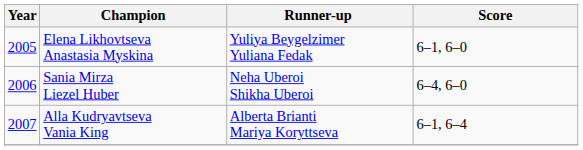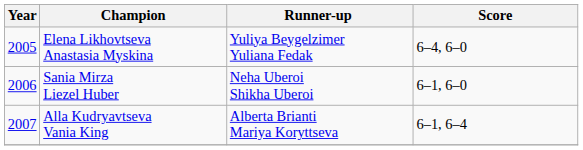(442, 46) 6–1, 6–0 -> (442, 46) 6–4, 6–0
(442, 85) 6–4, 6–0 -> (442, 85) 6–1, 6–0
